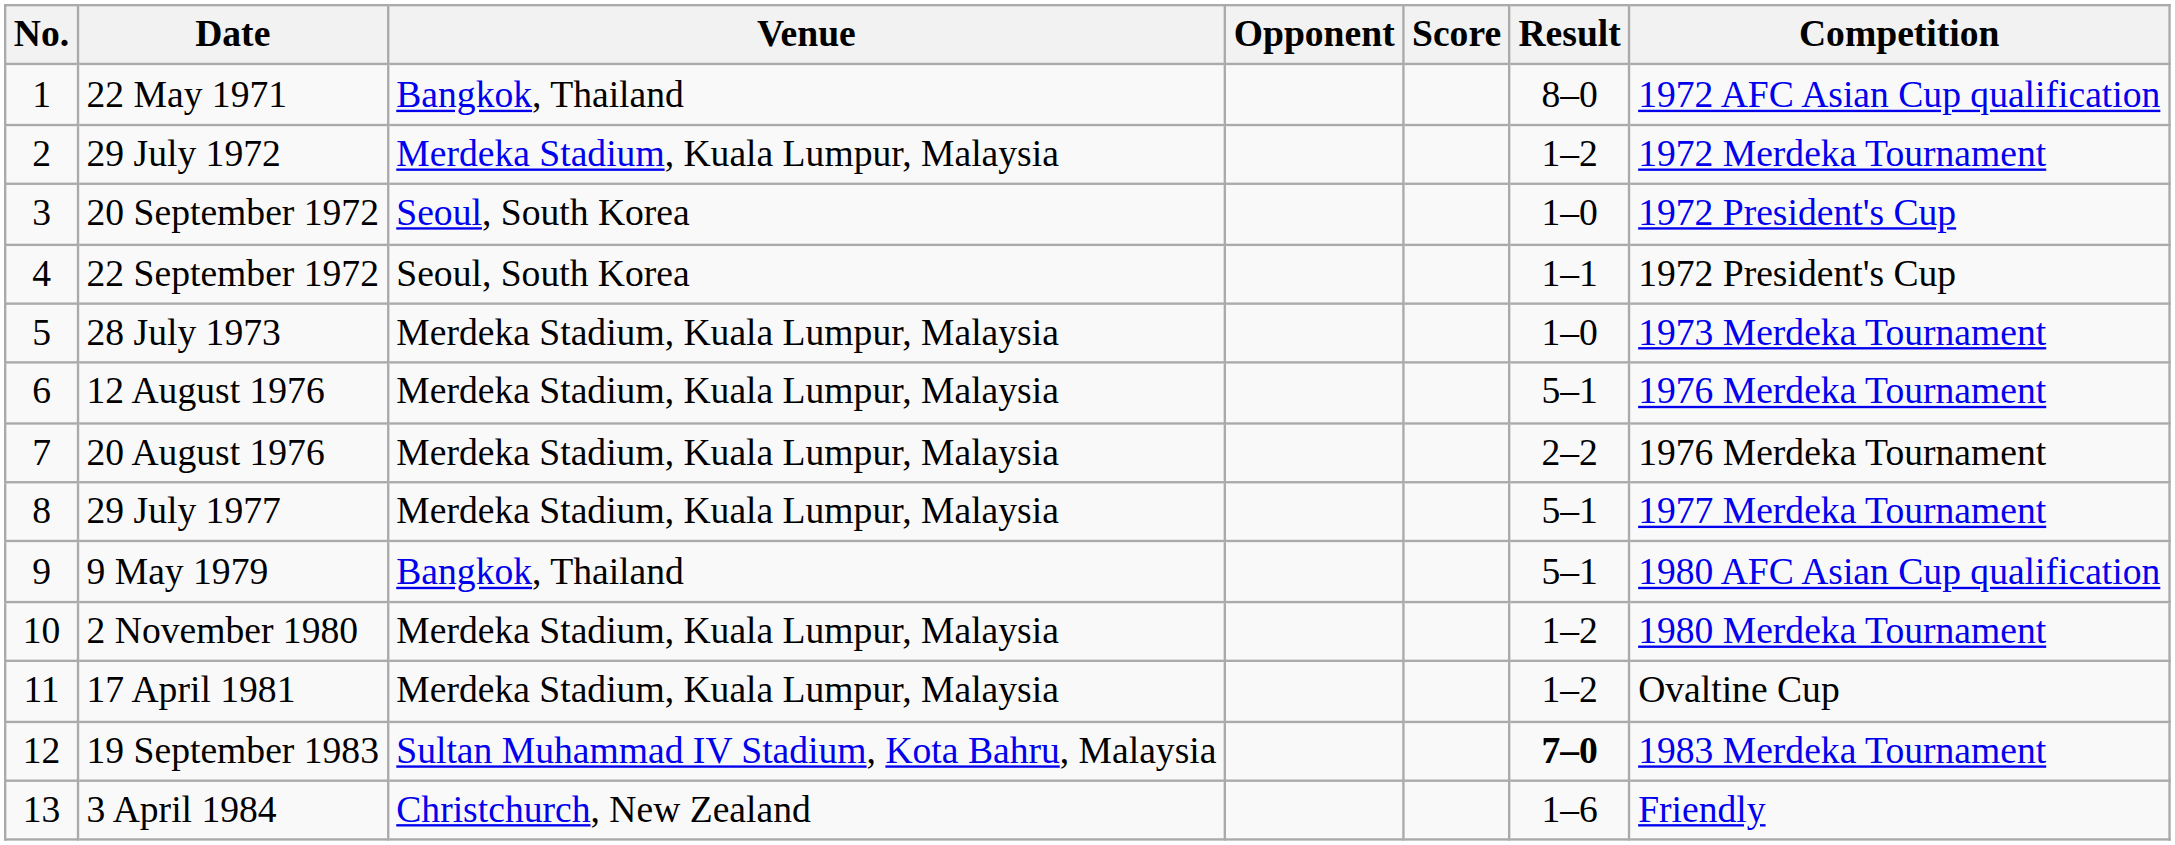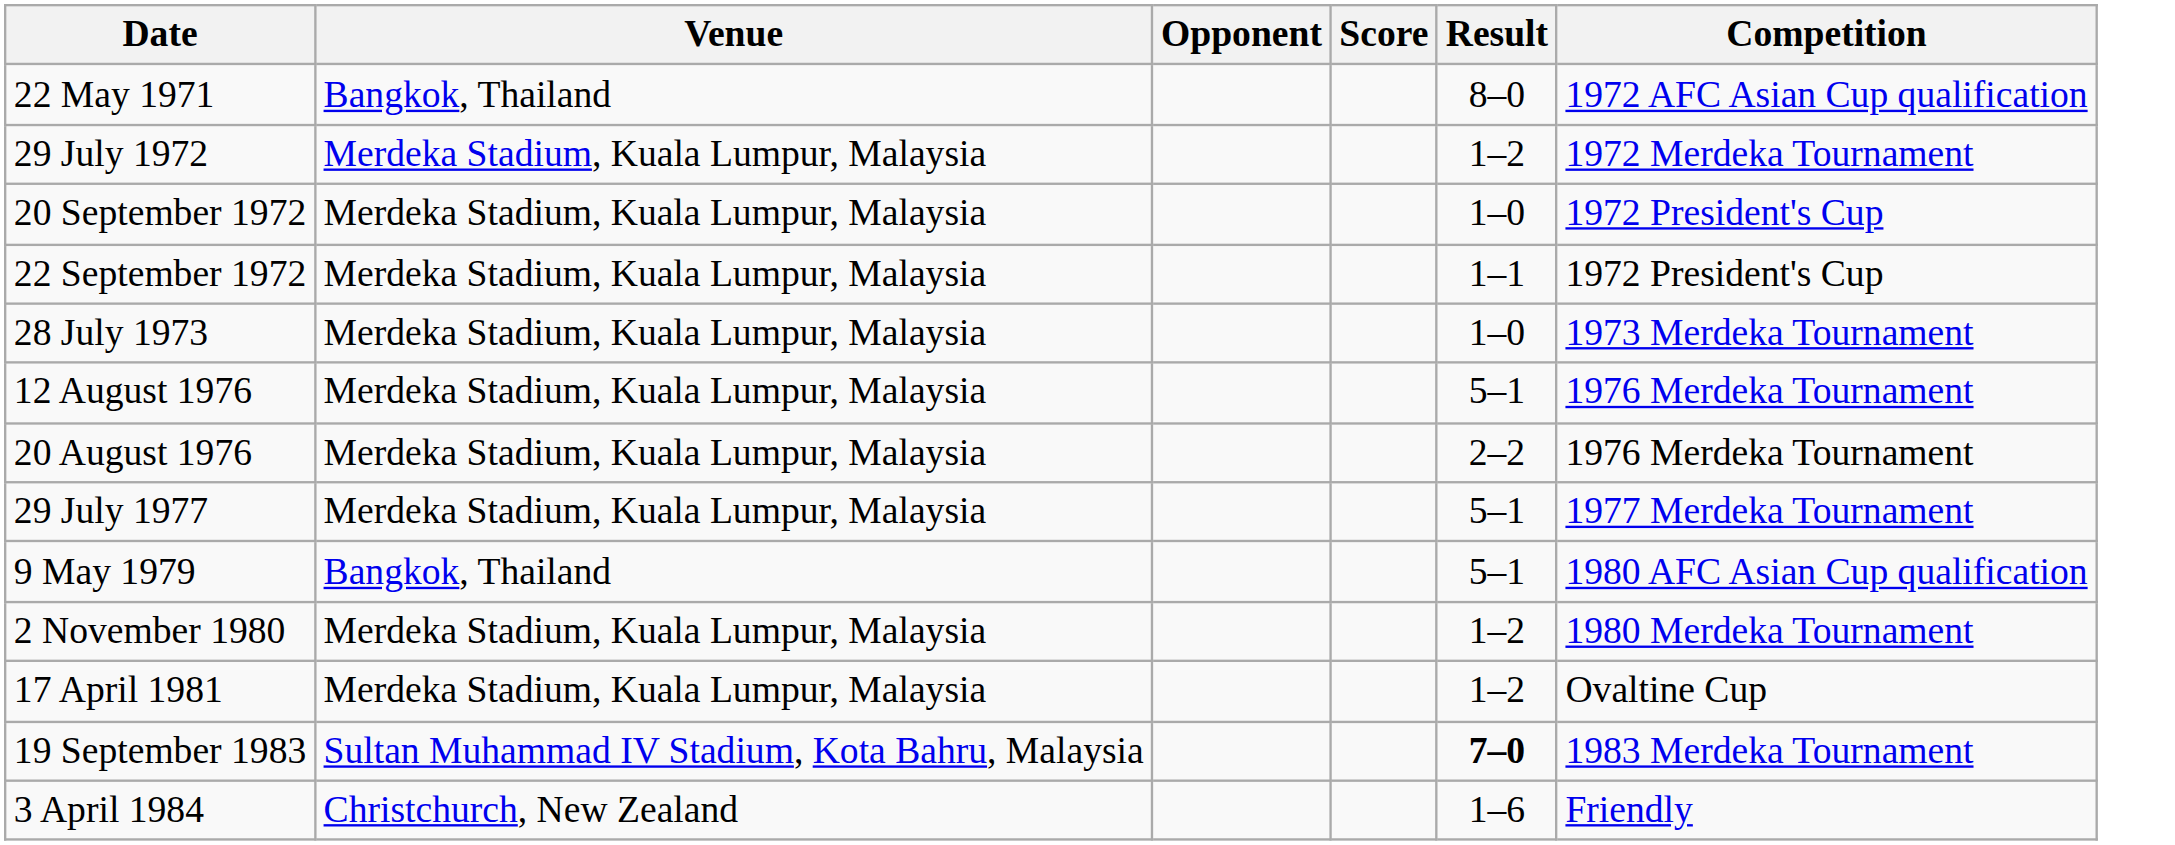- column: (42, 34)
(543, 213) Seoul, South Korea -> (655, 213) Merdeka Stadium, Kuala Lumpur, Malaysia
(543, 272) Seoul, South Korea -> (655, 272) Merdeka Stadium, Kuala Lumpur, Malaysia
